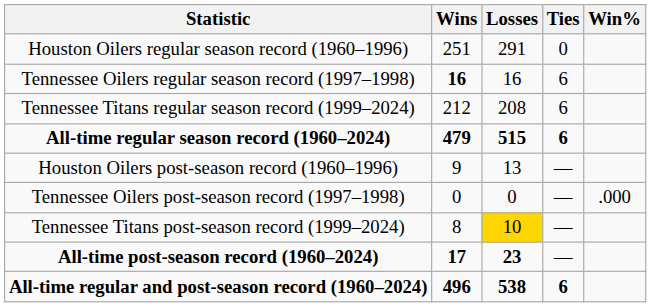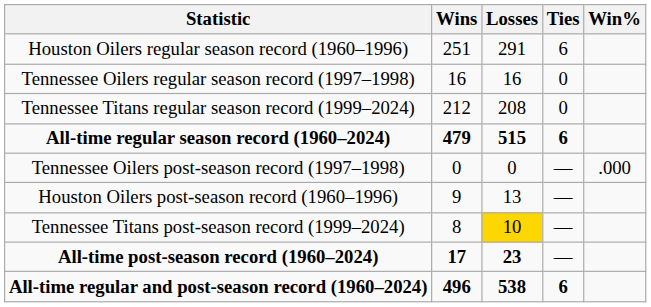(563, 49) 0 -> (563, 49) 6
(457, 78) bold -> (457, 78) normal
(563, 78) 6 -> (563, 78) 0
(563, 108) 6 -> (563, 108) 0
rows swapped: (218, 167) <-> (218, 197)
